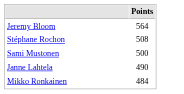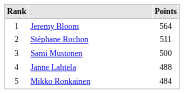+ column: (17, 12)
(142, 40) 508 -> (166, 40) 511
(142, 67) 490 -> (166, 67) 488
